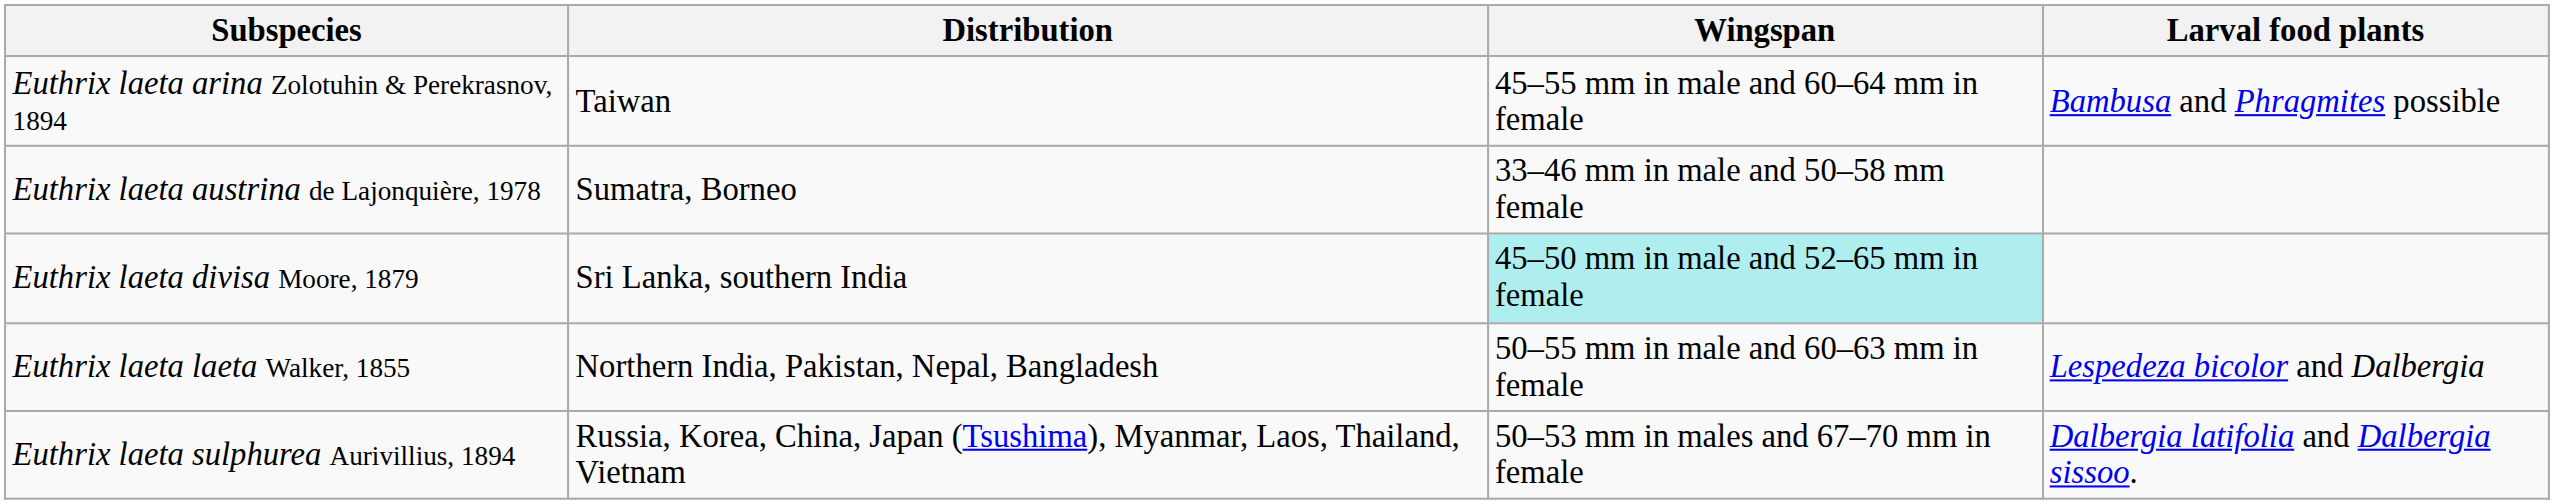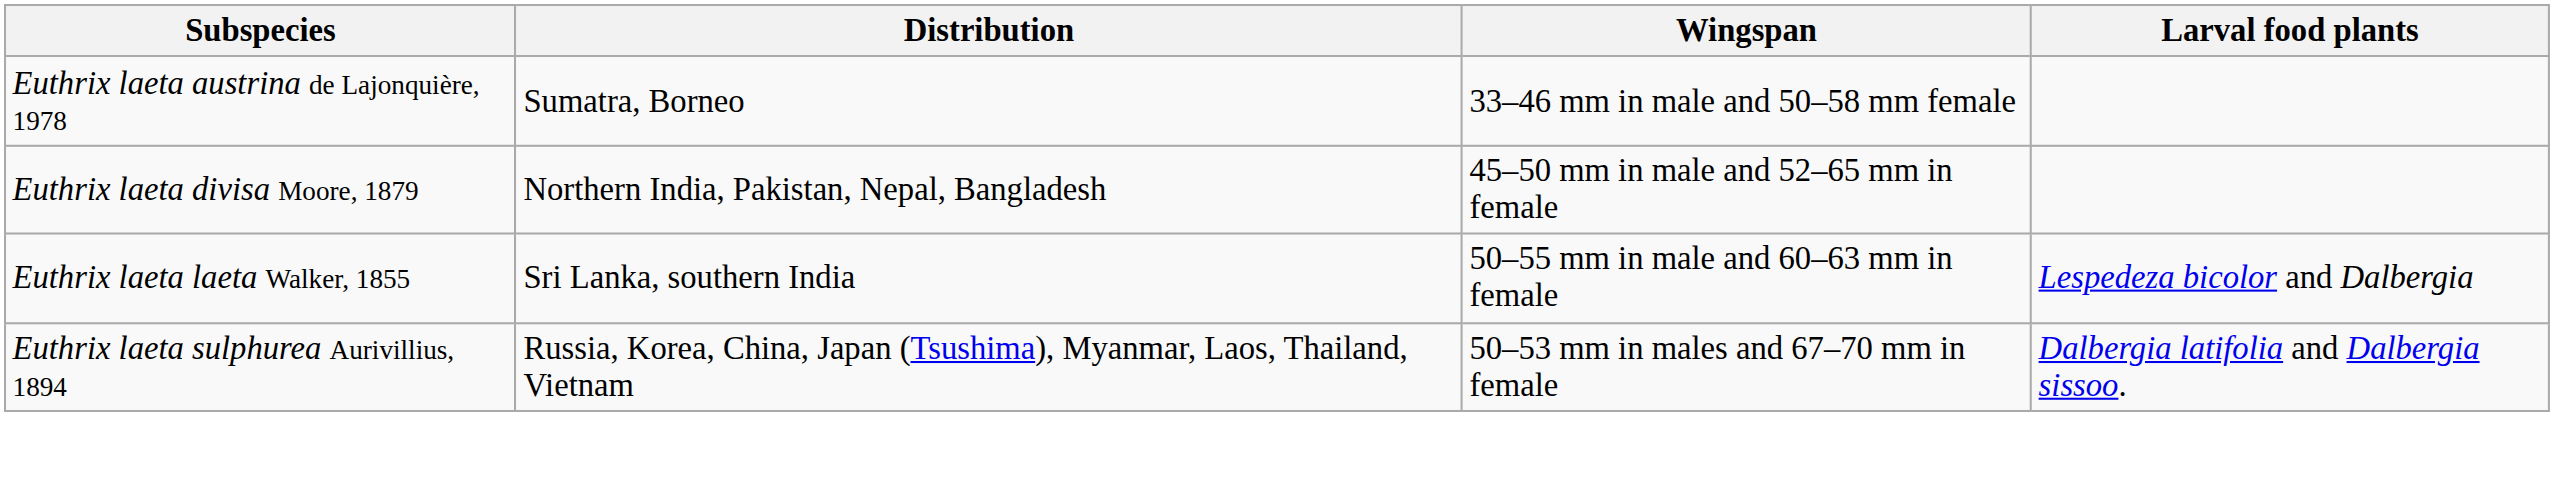- row: (282, 100)
(741, 277) Sri Lanka, southern India -> (815, 188) Northern India, Pakistan, Nepal, Bangladesh
(1737, 277) paleturquoise background -> (1711, 188) no background
(867, 365) Northern India, Pakistan, Nepal, Bangladesh -> (689, 277) Sri Lanka, southern India
